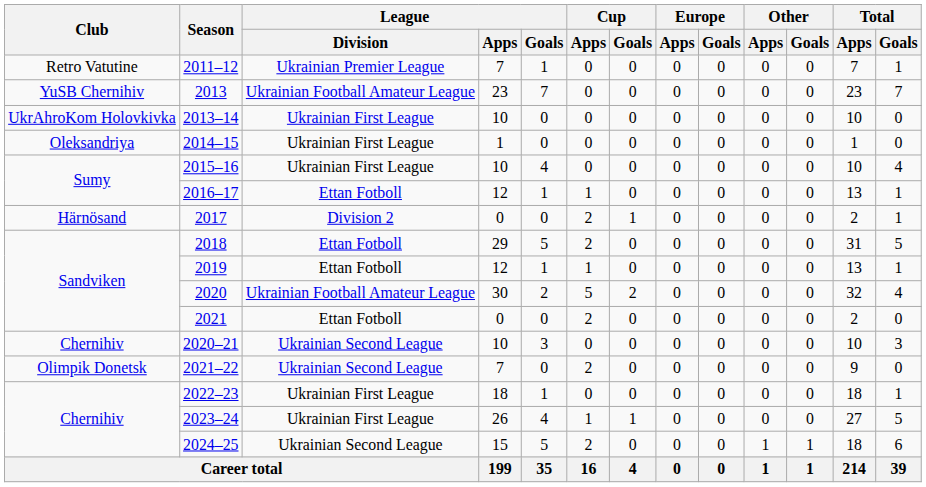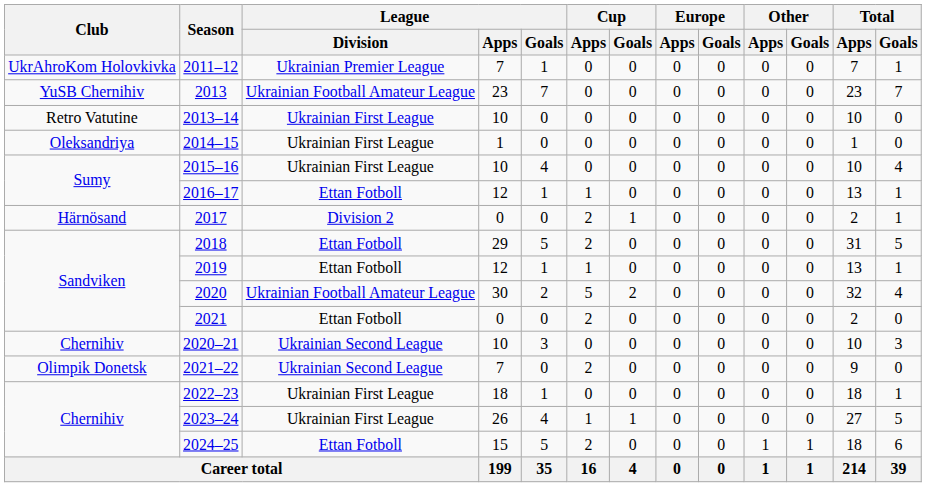(92, 67) Retro Vatutine -> (92, 67) UkrAhroKom Holovkivka
(92, 117) UkrAhroKom Holovkivka -> (92, 117) Retro Vatutine
(360, 444) Ukrainian Second League -> (360, 444) Ettan Fotboll
